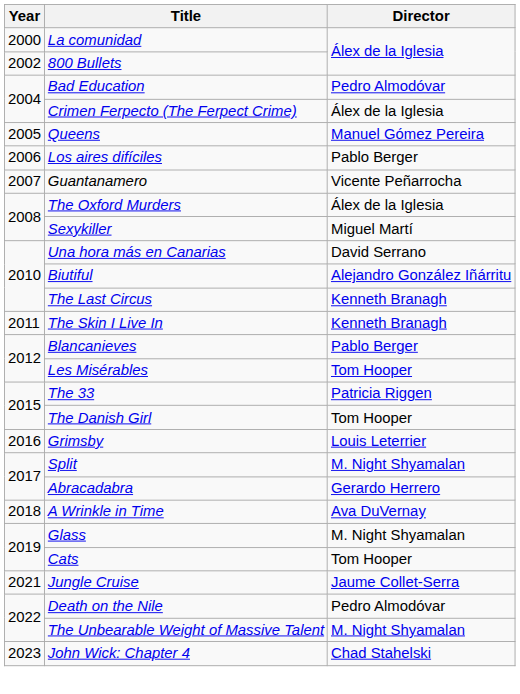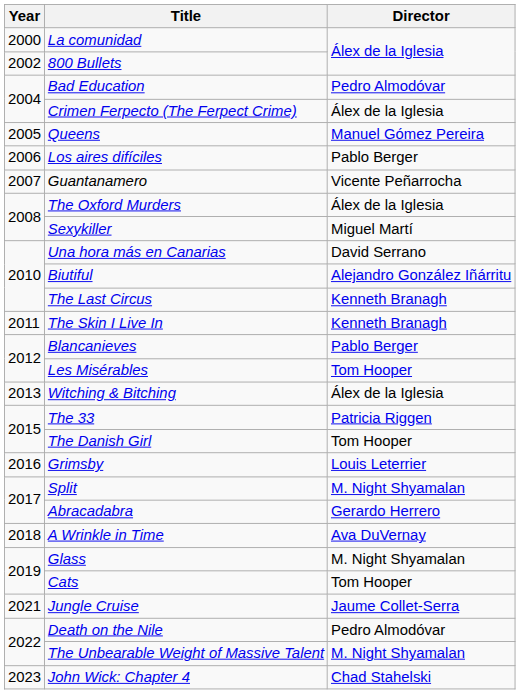+ row: (112, 393)
